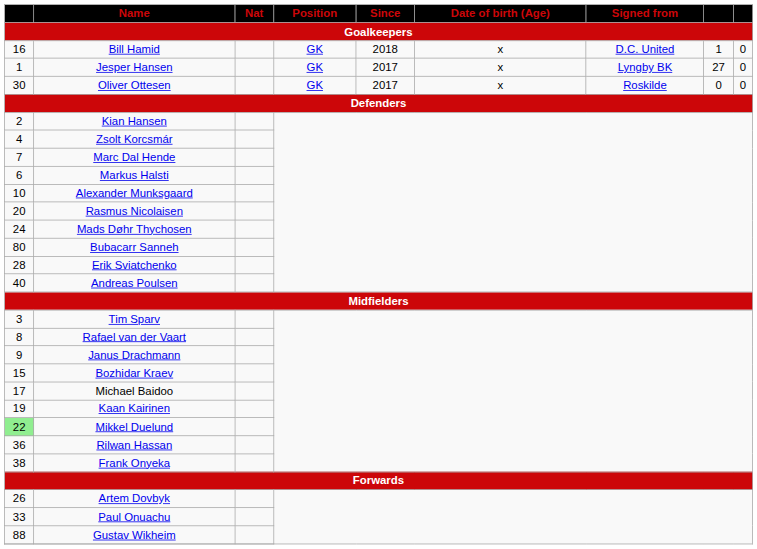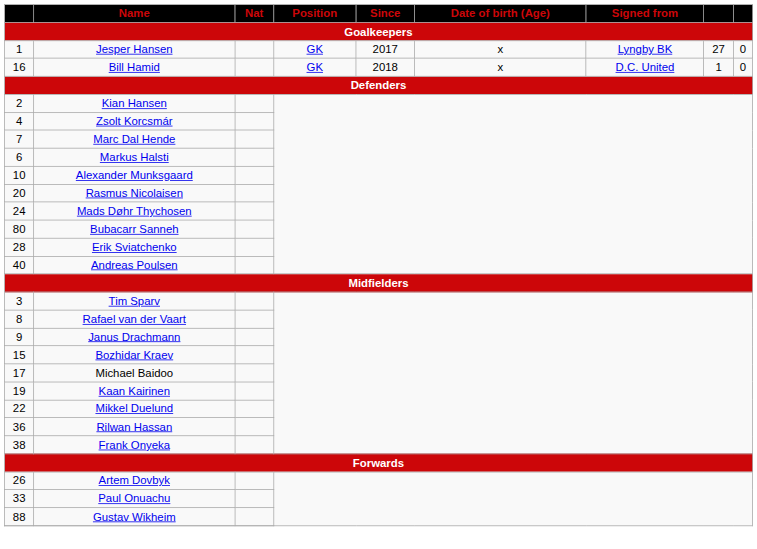rows swapped: (134, 68) <-> (134, 50)
- row: (134, 86)
(19, 427) lightgreen background -> (19, 409) no background
